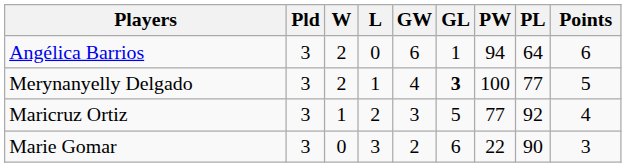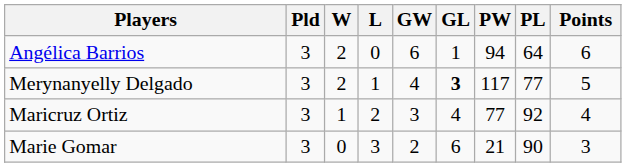(495, 83) 100 -> (495, 83) 117
(456, 114) 5 -> (456, 114) 4
(495, 146) 22 -> (495, 146) 21
